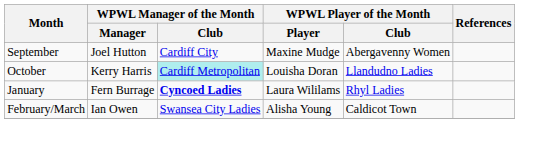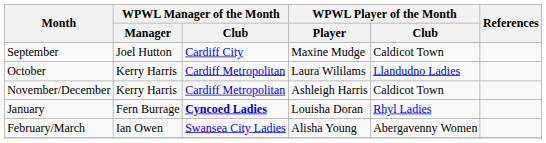(398, 52) Abergavenny Women -> (408, 52) Caldicot Town
(210, 71) paleturquoise background -> (235, 71) no background
(302, 71) Louisha Doran -> (328, 71) Laura Wililams
+ row: (59, 90)
(303, 90) Laura Wililams -> (327, 109) Louisha Doran
(381, 109) Caldicot Town -> (425, 128) Abergavenny Women
